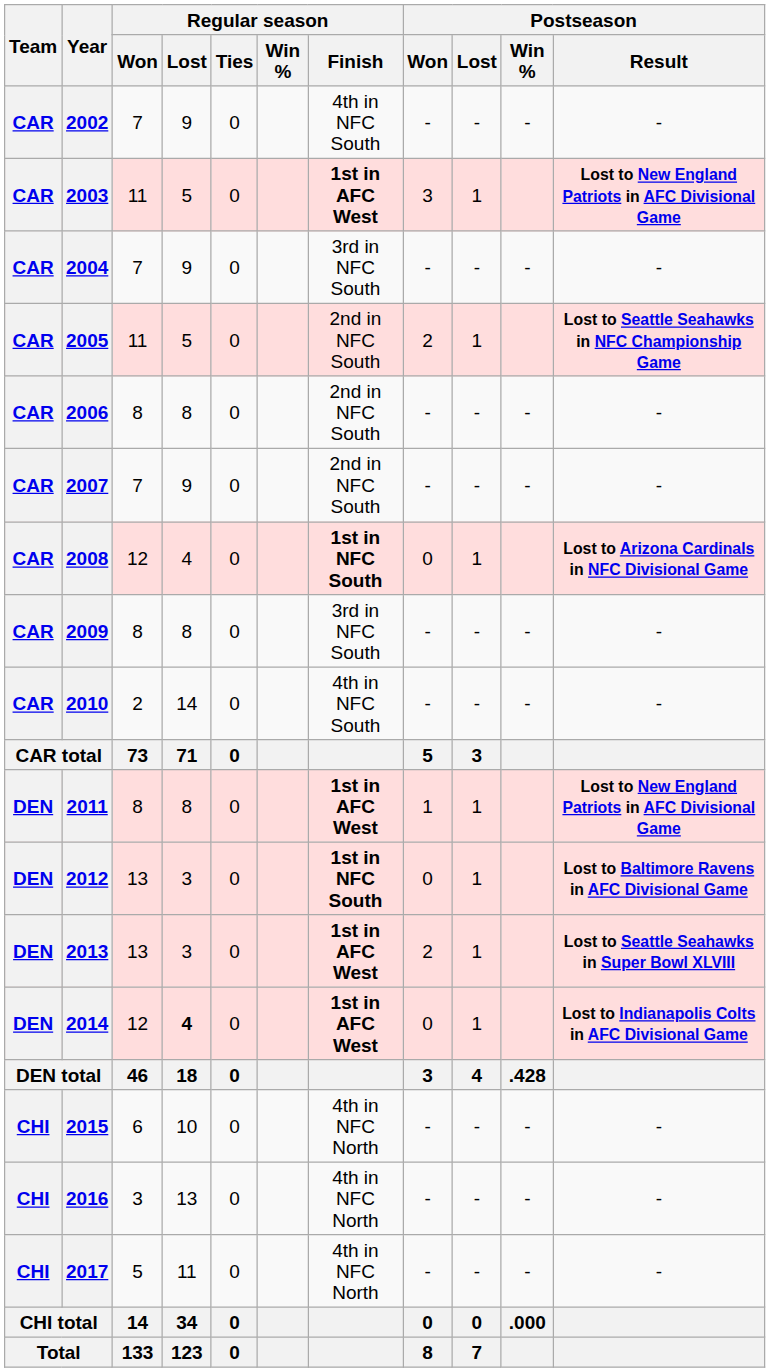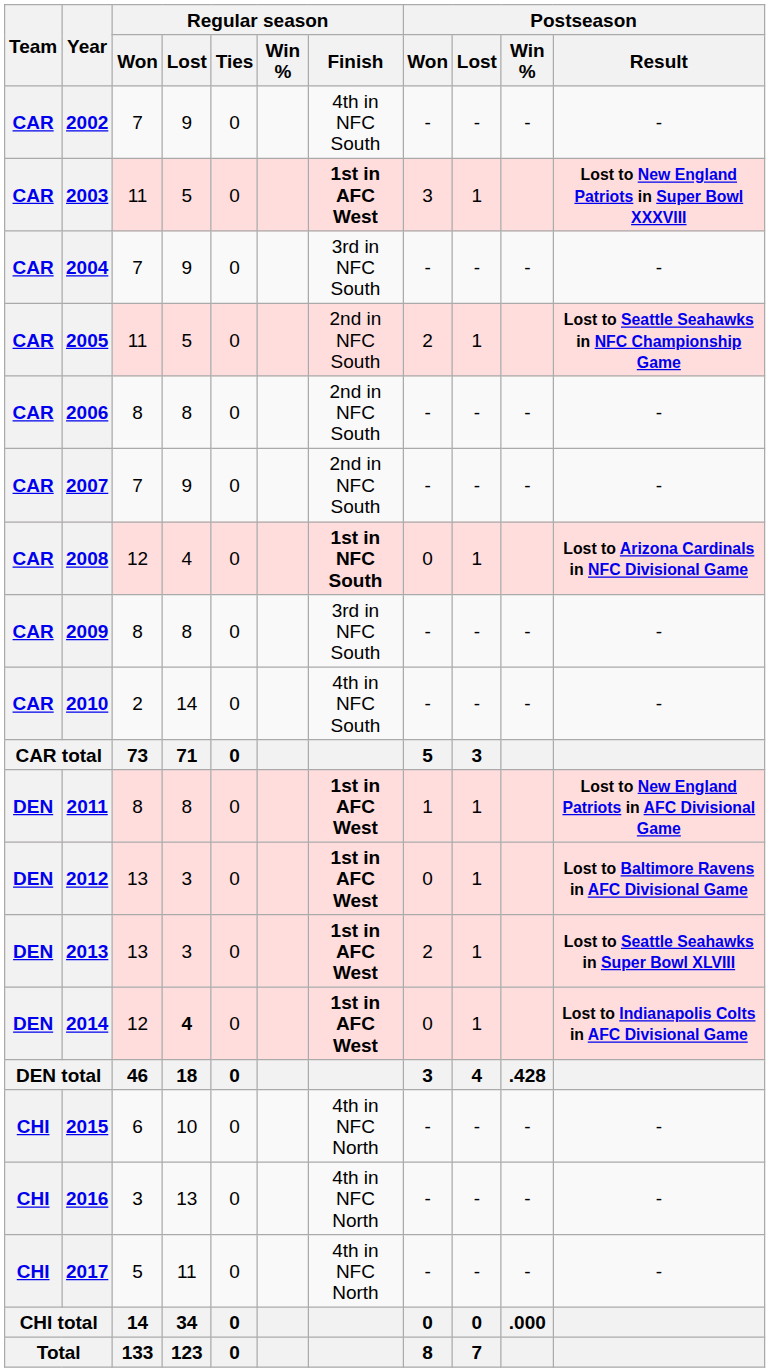(659, 197) Lost to New England Patriots in AFC Divisional Game -> (659, 197) Lost to New England Patriots in Super Bowl XXXVIII
(355, 878) 1st in NFC South -> (355, 878) 1st in AFC West
